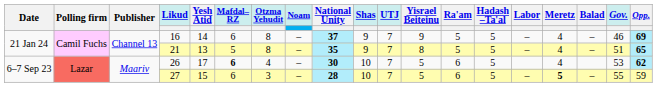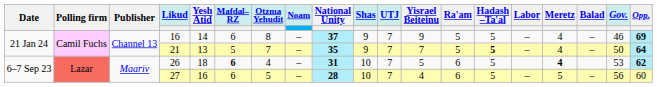(268, 50) 8 -> (268, 50) 7
(421, 50) 8 -> (421, 50) 7
(493, 50) normal -> (493, 50) bold
(618, 50) 51 -> (618, 50) 50
(641, 50) 65 -> (641, 50) 64
(202, 63) 17 -> (202, 63) 18
(333, 63) 30 -> (333, 63) 31
(560, 63) normal -> (560, 63) bold
(202, 76) 15 -> (202, 76) 16
(268, 76) 3 -> (268, 76) 5
(421, 76) 5 -> (421, 76) 4
(560, 76) bold -> (560, 76) normal
(618, 76) 55 -> (618, 76) 56
(641, 76) 59 -> (641, 76) 60
